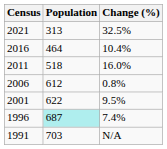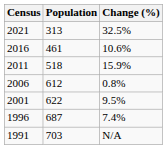(54, 48) 464 -> (54, 48) 461
(117, 48) 10.4% -> (117, 48) 10.6%
(117, 65) 16.0% -> (117, 65) 15.9%
(54, 118) paleturquoise background -> (54, 118) no background
